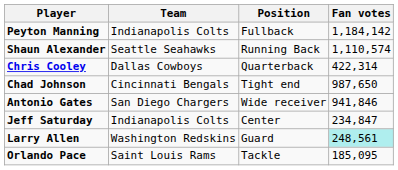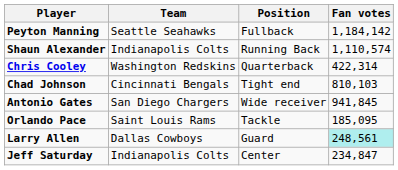(170, 31) Indianapolis Colts -> (163, 31) Seattle Seahawks
(163, 49) Seattle Seahawks -> (170, 49) Indianapolis Colts
(157, 67) Dallas Cowboys -> (173, 67) Washington Redskins
(355, 85) 987,650 -> (355, 85) 810,103
(355, 102) 941,846 -> (355, 102) 941,845
rows swapped: (50, 120) <-> (46, 156)
(173, 138) Washington Redskins -> (157, 138) Dallas Cowboys
